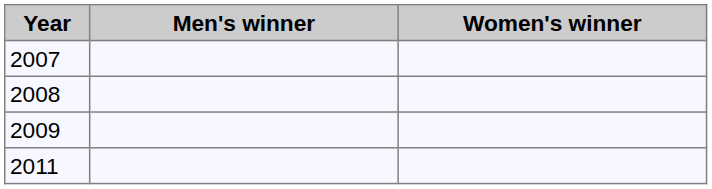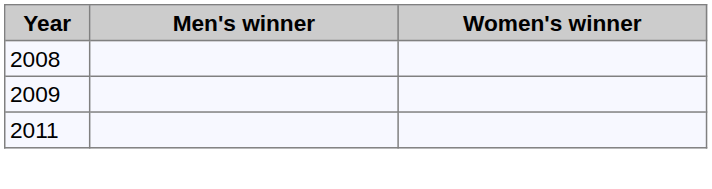- row: (35, 58)
